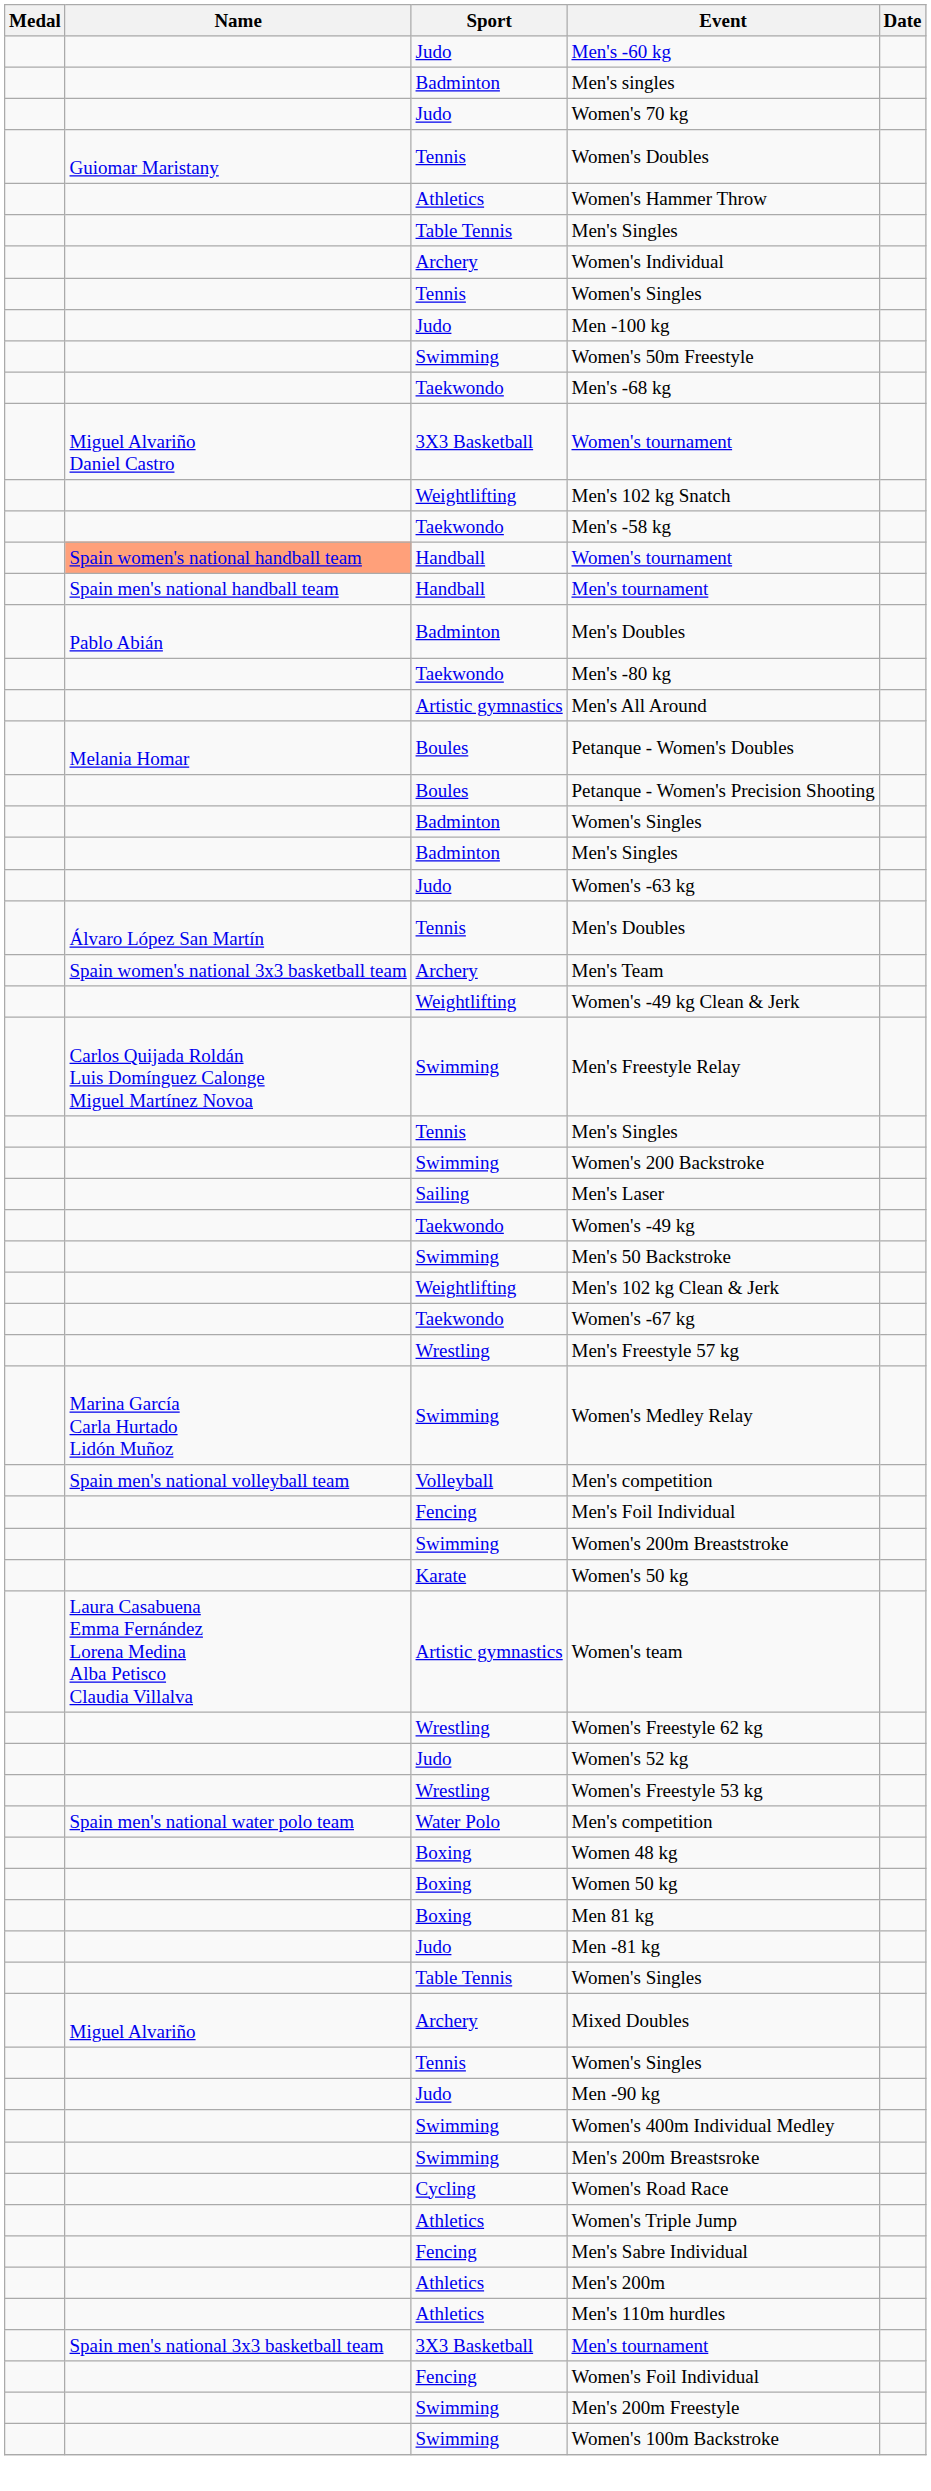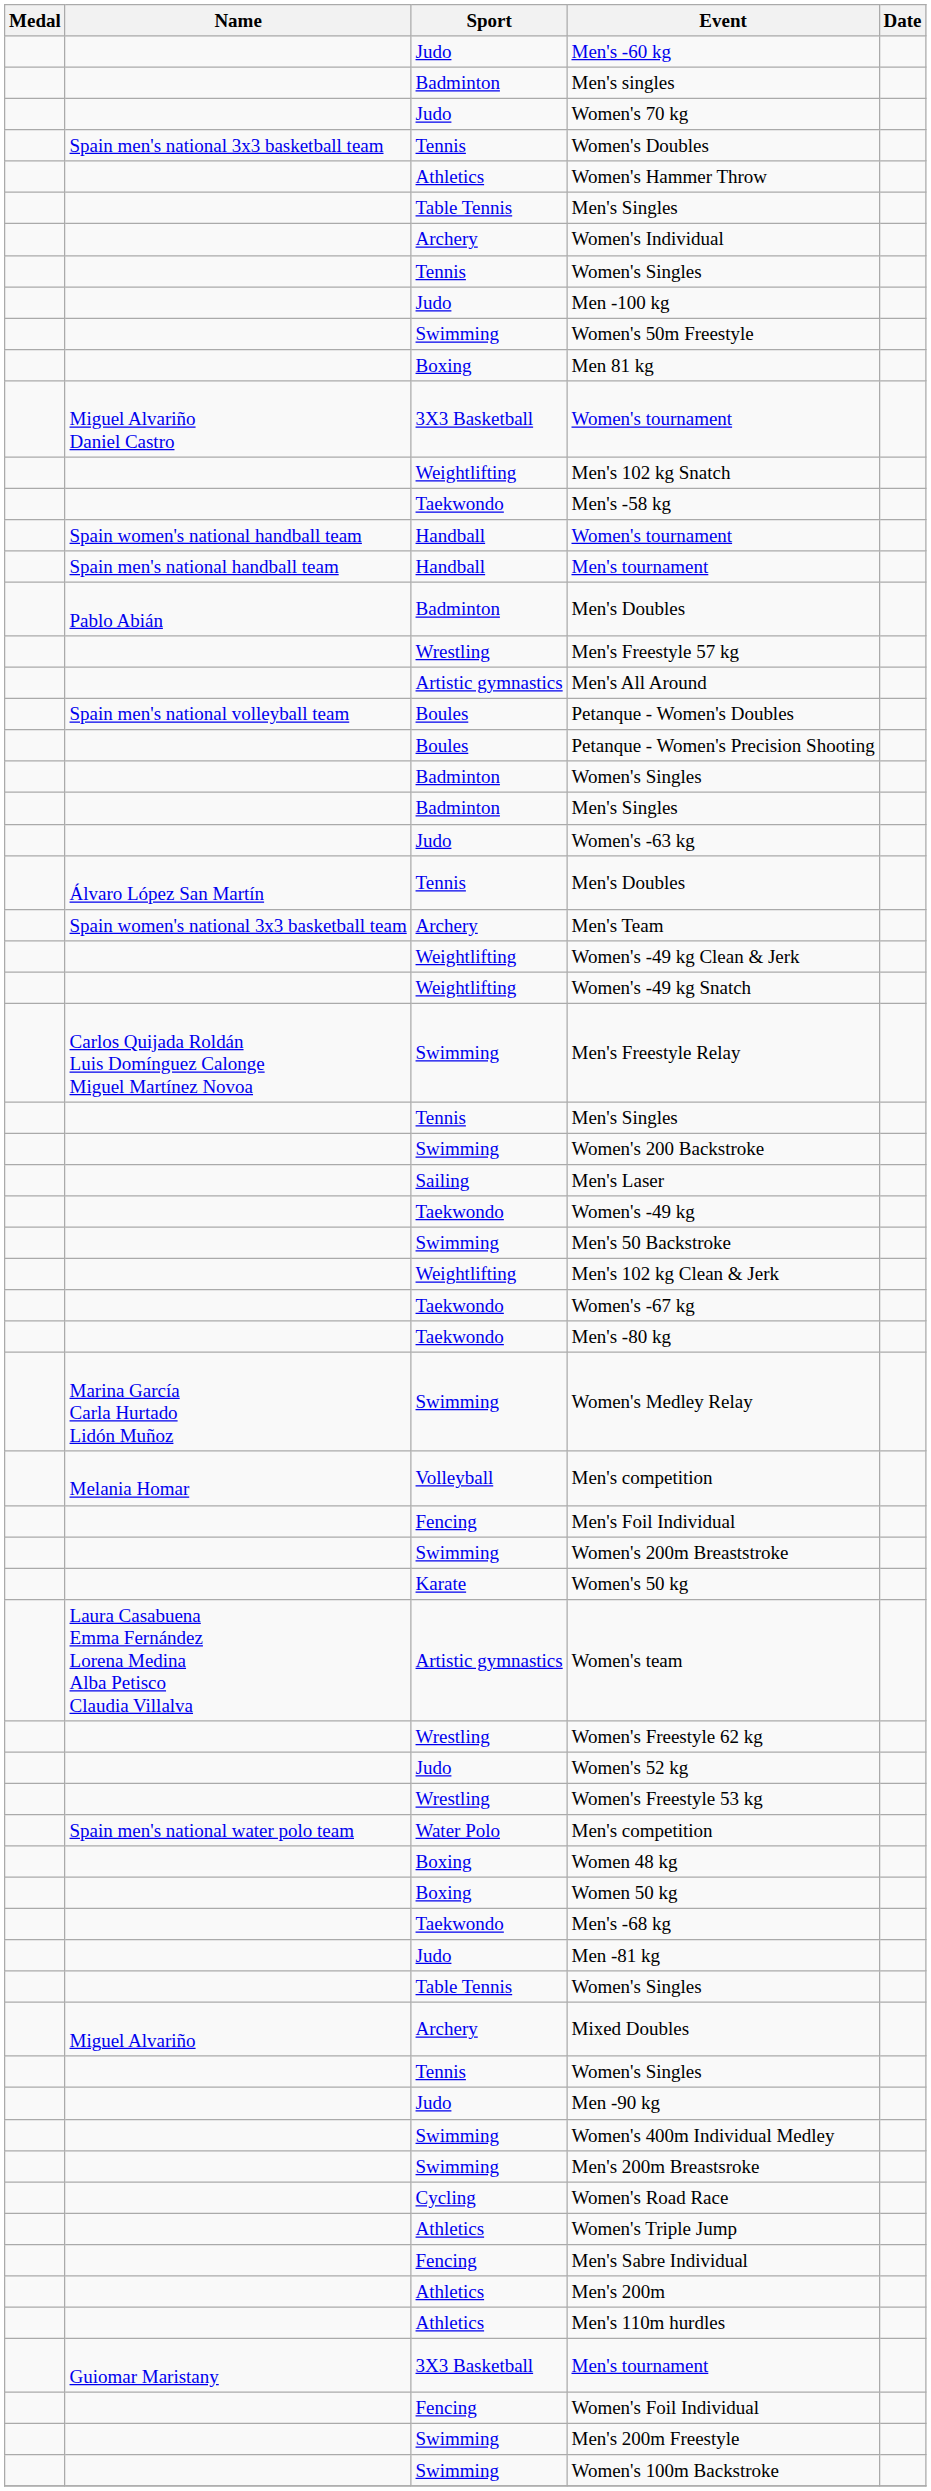(144, 168) Guiomar Maristany -> (227, 145) Spain men's national 3x3 basketball team
rows swapped: (460, 387) <-> (444, 1915)
(216, 557) lightsalmon background -> (216, 535) no background
rows swapped: (453, 1350) <-> (460, 674)
(129, 759) Melania Homar -> (209, 714) Spain men's national volleyball team
+ row: (466, 987)
(209, 1480) Spain men's national volleyball team -> (129, 1489) Melania Homar
(227, 2345) Spain men's national 3x3 basketball team -> (144, 2376) Guiomar Maristany
